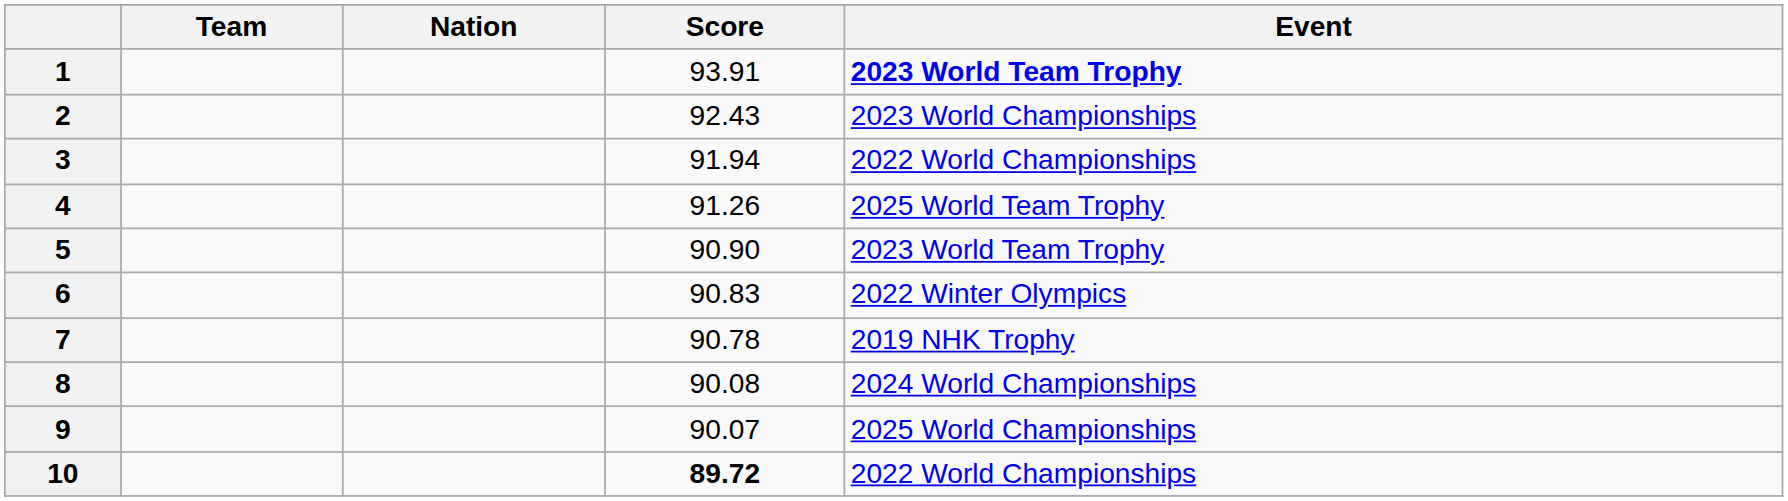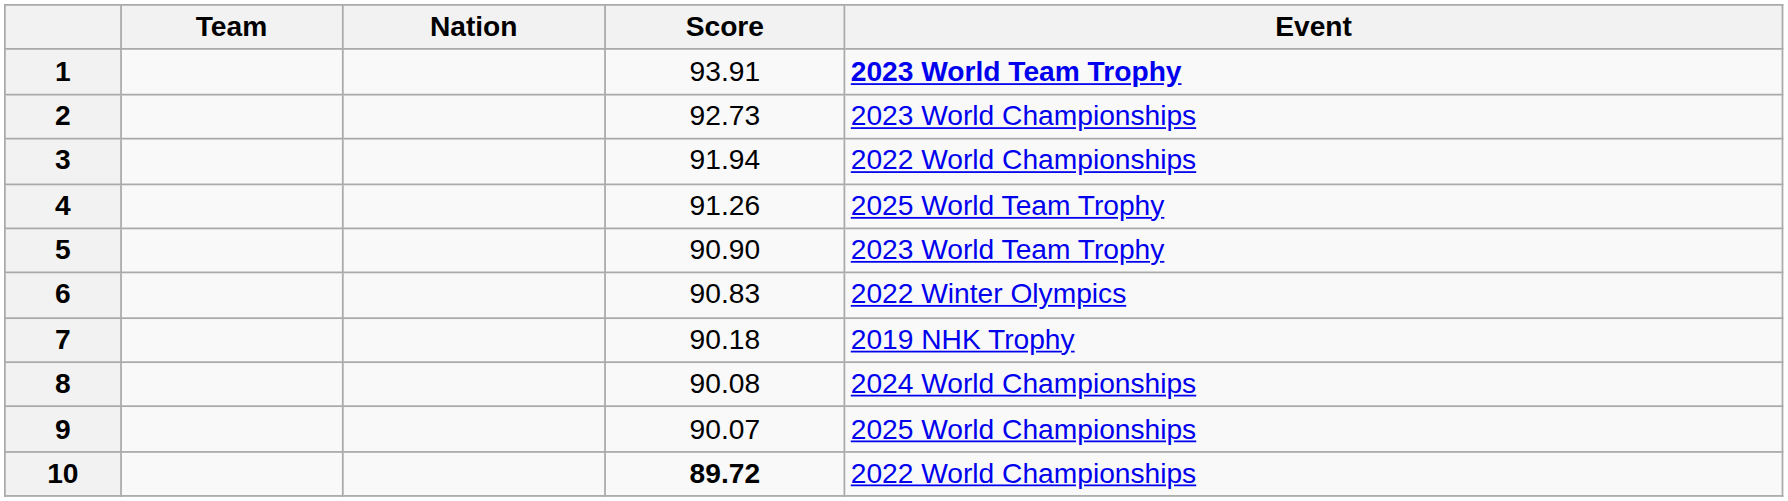(725, 116) 92.43 -> (725, 116) 92.73
(725, 339) 90.78 -> (725, 339) 90.18
